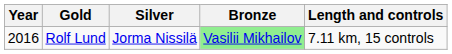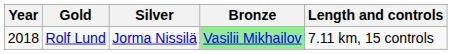(23, 37) 2016 -> (23, 37) 2018
